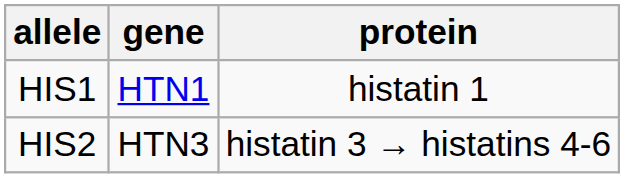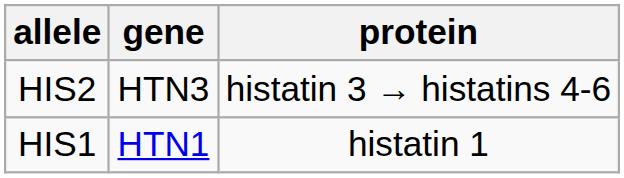rows swapped: (57, 88) <-> (57, 144)
